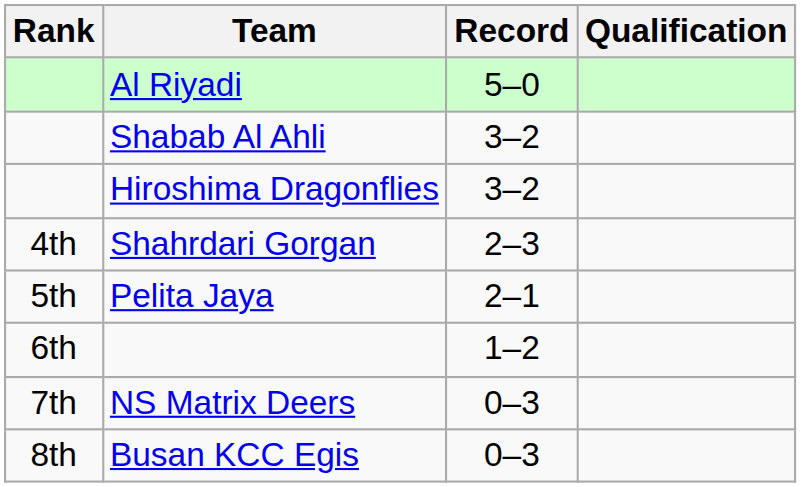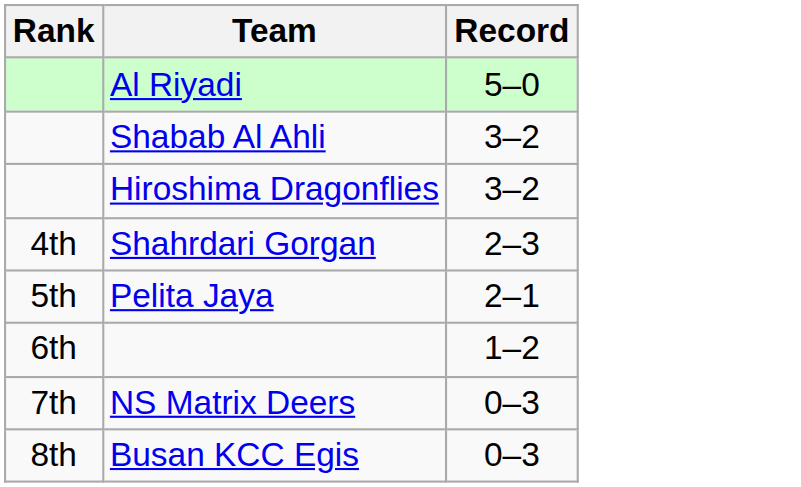- column: (686, 31)
